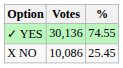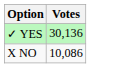- column: (102, 14)
